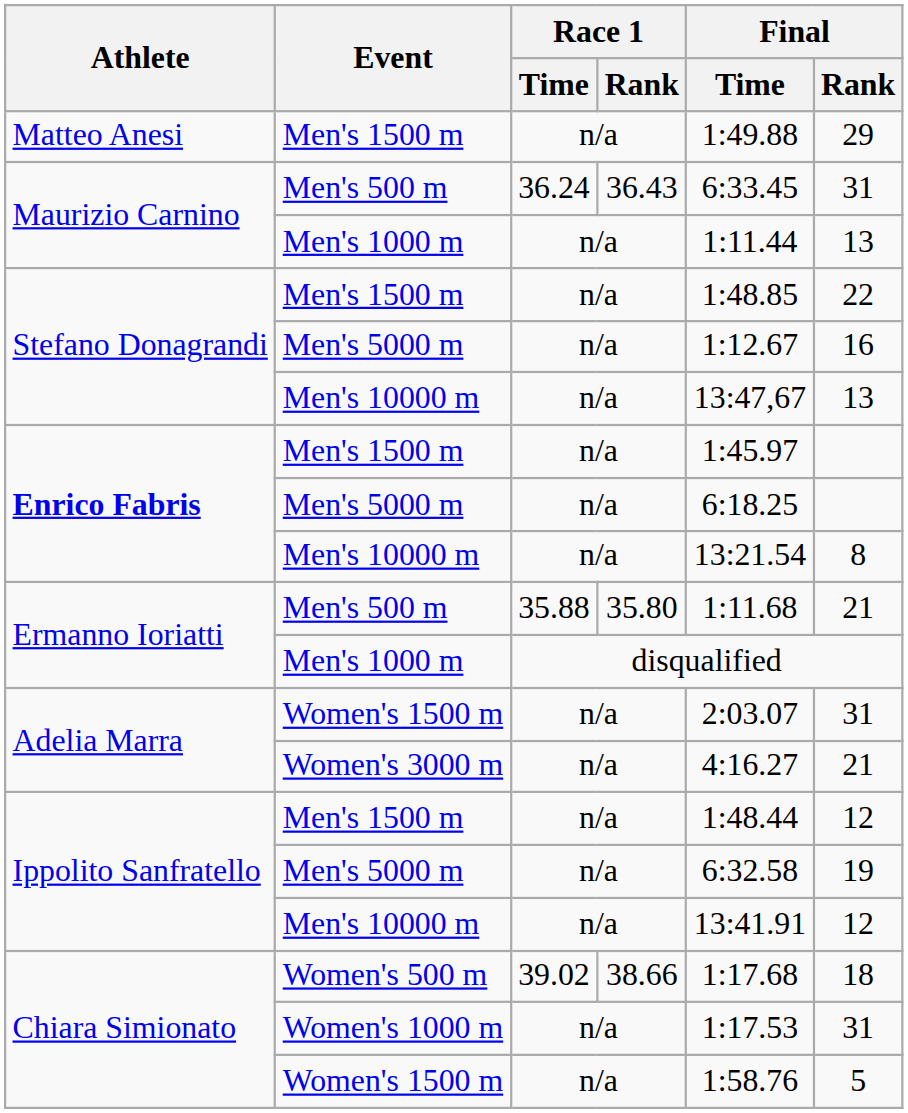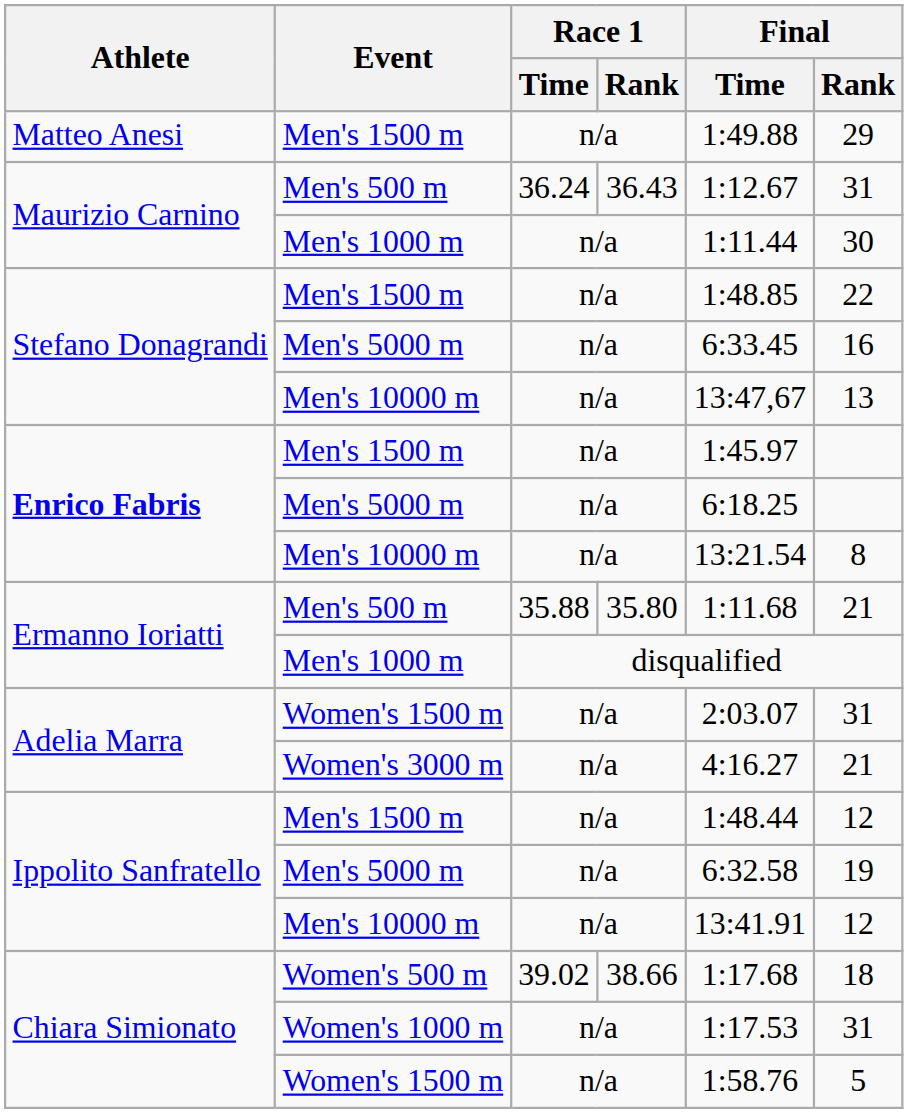(750, 188) 6:33.45 -> (750, 188) 1:12.67
(858, 241) 13 -> (858, 241) 30
(750, 346) 1:12.67 -> (750, 346) 6:33.45
